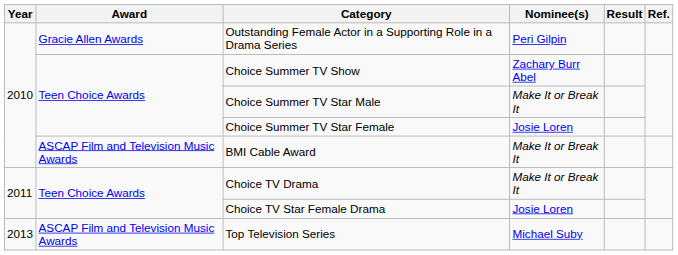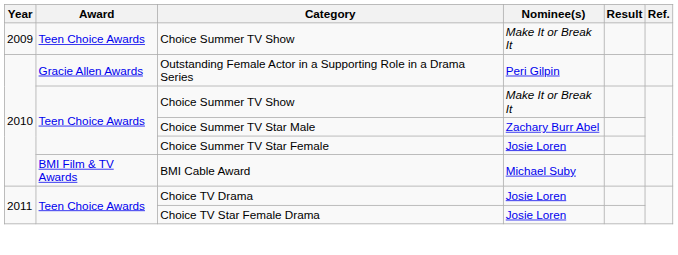+ row: (20, 39)
(546, 71) Zachary Burr Abel -> (549, 102) Make It or Break It
(555, 102) Make It or Break It -> (553, 127) Zachary Burr Abel
(126, 152) ASCAP Film and Television Music Awards -> (76, 171) BMI Film & TV Awards
(555, 152) Make It or Break It -> (541, 171) Michael Suby
(555, 184) Make It or Break It -> (536, 196) Josie Loren
- row: (20, 234)
